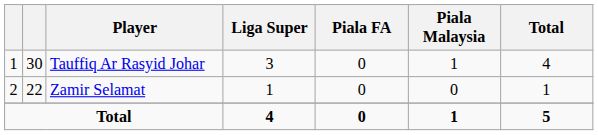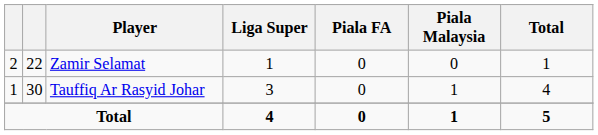rows swapped: (127, 63) <-> (98, 90)
